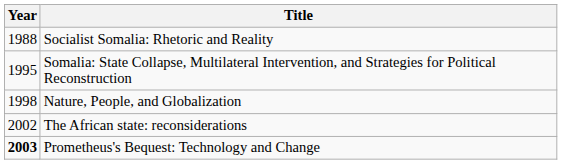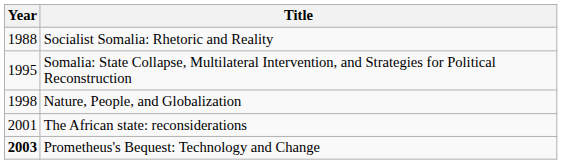(22, 124) 2002 -> (22, 124) 2001
